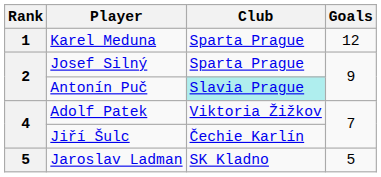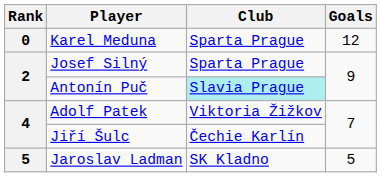(26, 40) 1 -> (26, 40) 0
